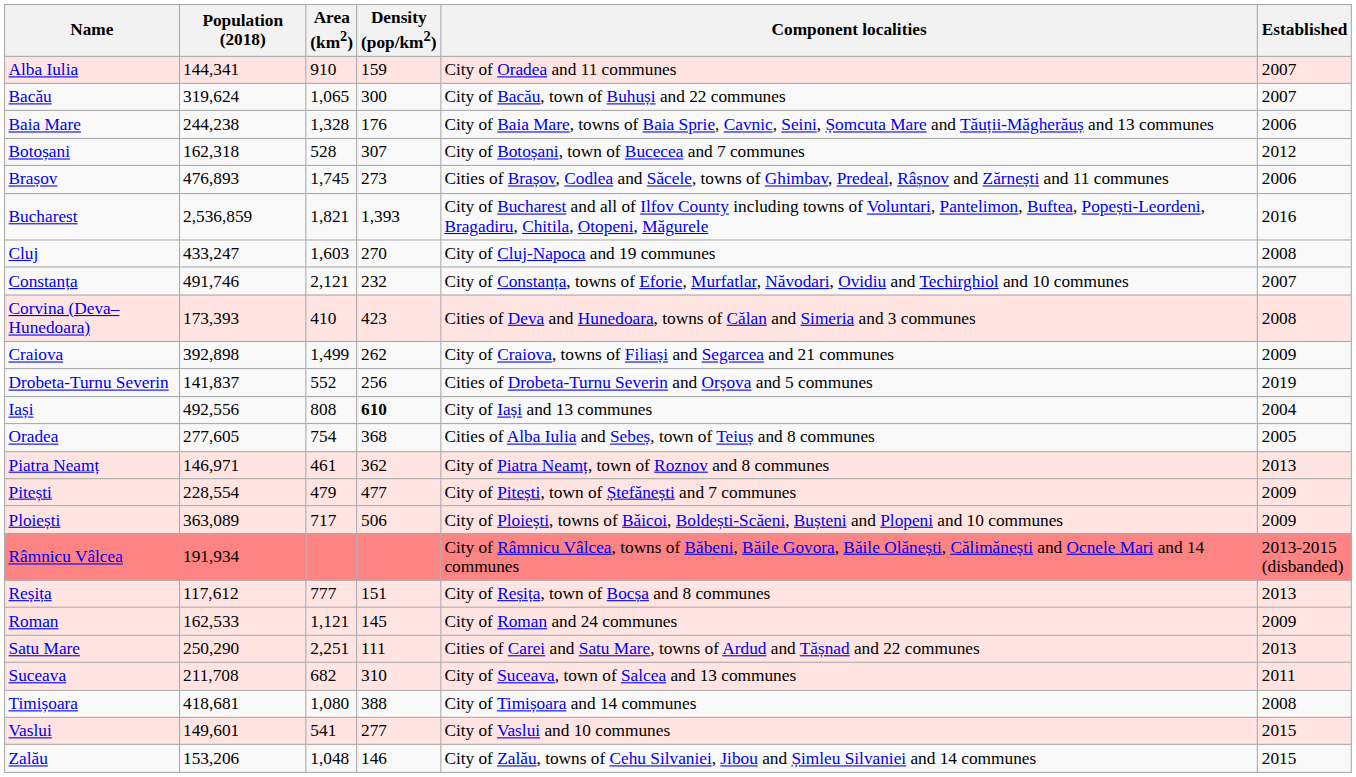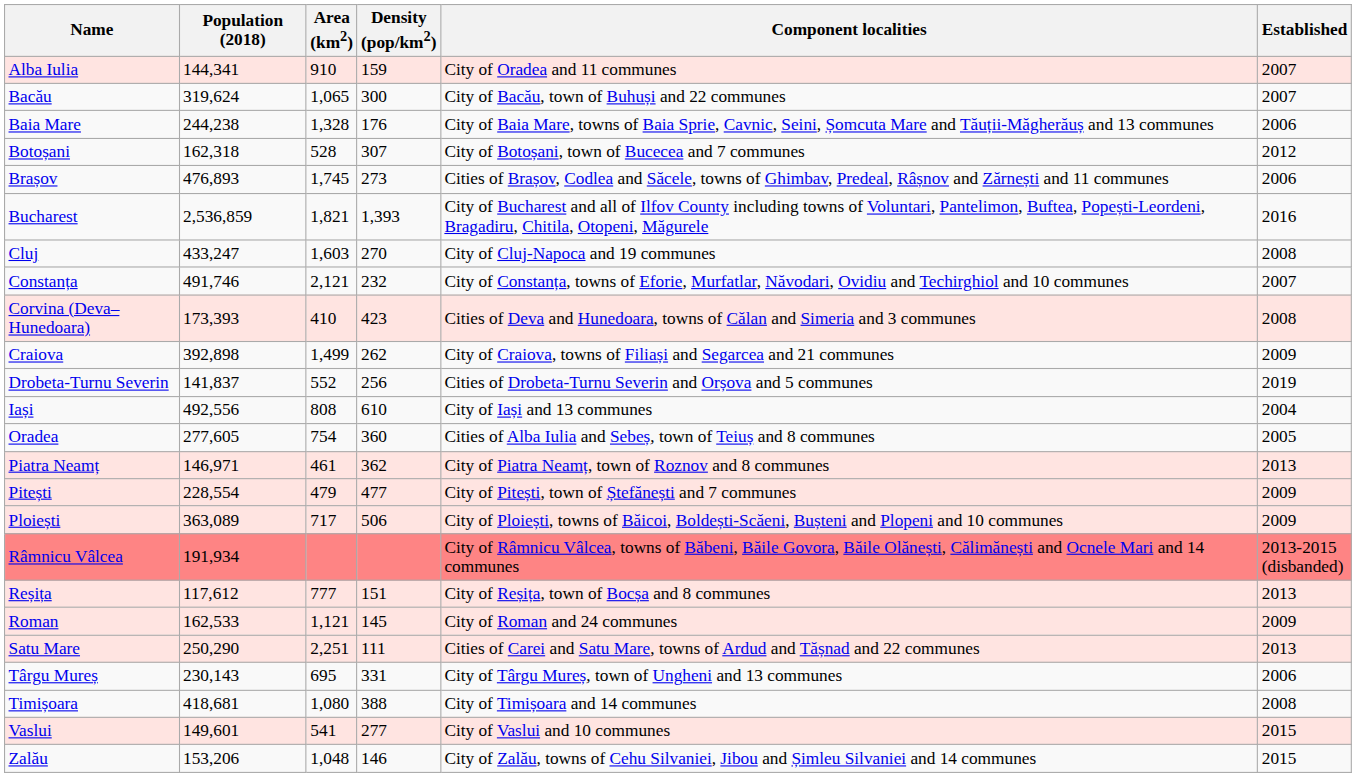(374, 410) bold -> (374, 410) normal
(374, 437) 368 -> (374, 437) 360
- row: (37, 676)
+ row: (53, 676)
